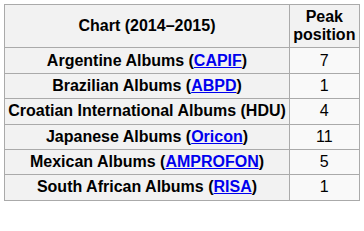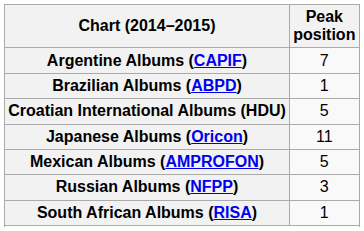(324, 111) 4 -> (324, 111) 5
+ row: (147, 187)
